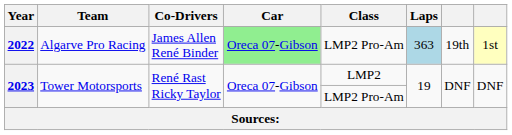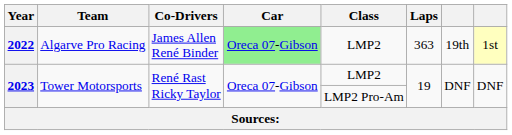(364, 45) LMP2 Pro-Am -> (364, 45) LMP2
(424, 45) lightblue background -> (424, 45) no background
